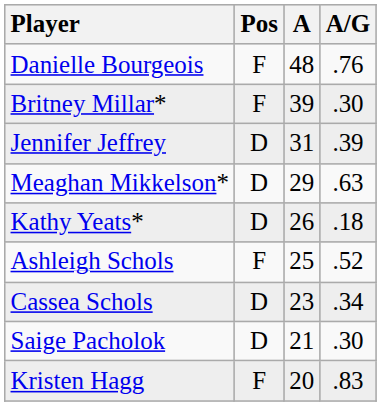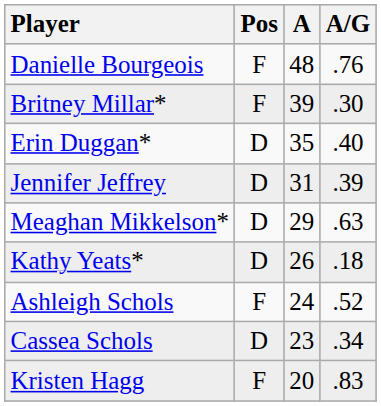+ row: (81, 143)
(302, 261) 25 -> (302, 301) 24
- row: (88, 340)
